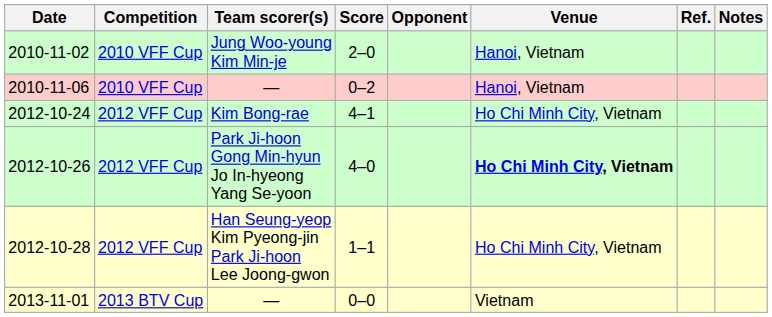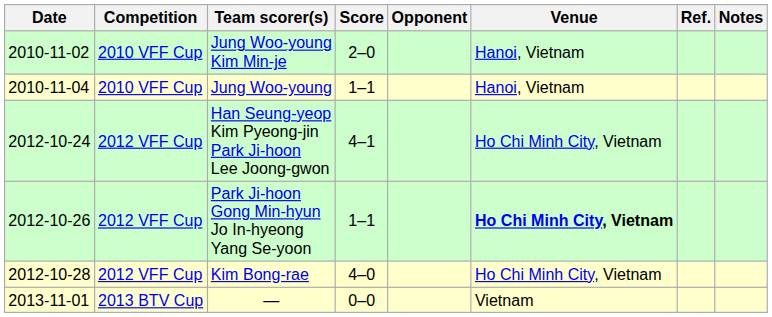+ row: (49, 87)
- row: (49, 87)
(260, 113) Kim Bong-rae -> (271, 141) Han Seung-yeop Kim Pyeong-jin Park Ji-hoon Lee Joong-gwon
(362, 166) 4–0 -> (362, 221) 1–1
(271, 247) Han Seung-yeop Kim Pyeong-jin Park Ji-hoon Lee Joong-gwon -> (260, 274) Kim Bong-rae
(362, 247) 1–1 -> (362, 274) 4–0
